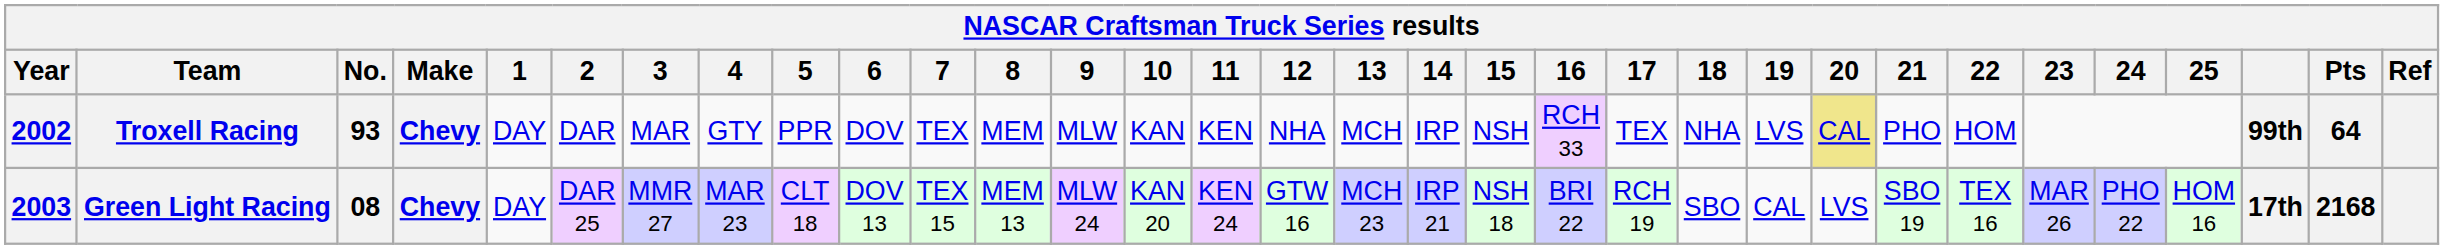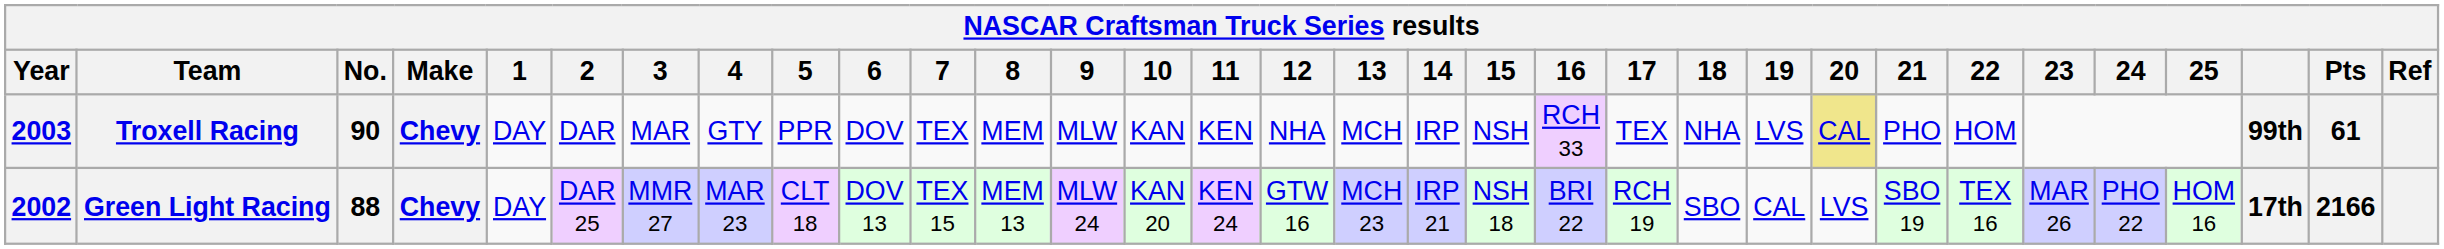(41, 131) 2002 -> (41, 131) 2003
(365, 131) 93 -> (365, 131) 90
(2346, 131) 64 -> (2346, 131) 61
(41, 206) 2003 -> (41, 206) 2002
(365, 206) 08 -> (365, 206) 88
(2346, 206) 2168 -> (2346, 206) 2166
